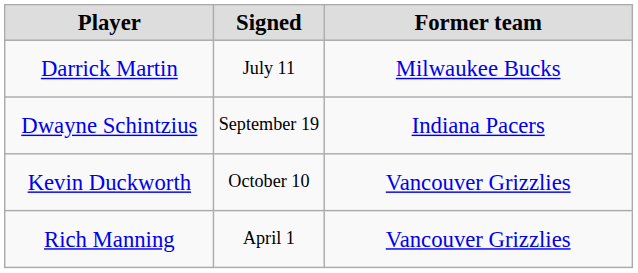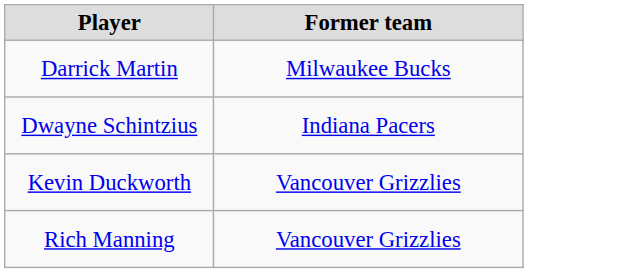- column: (269, 22)
